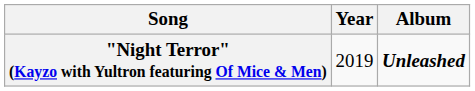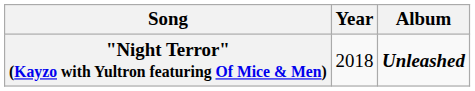(354, 60) 2019 -> (354, 60) 2018
